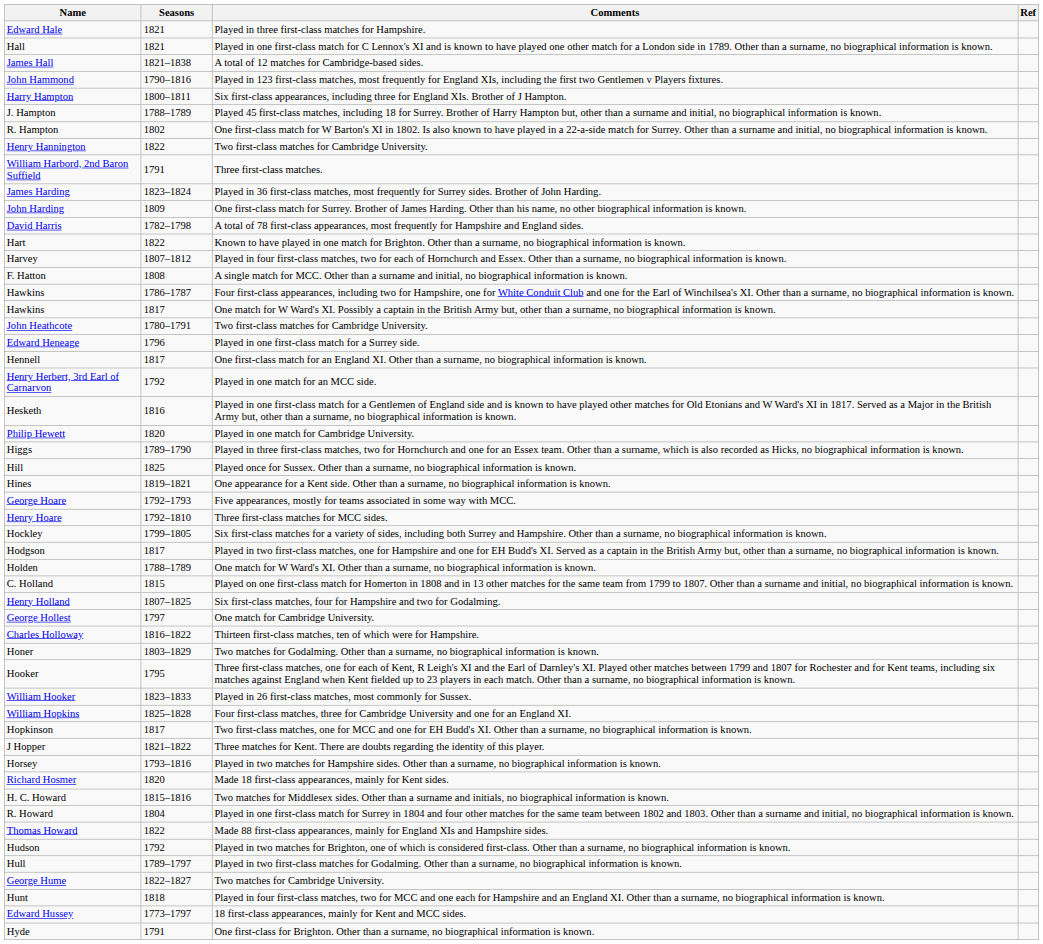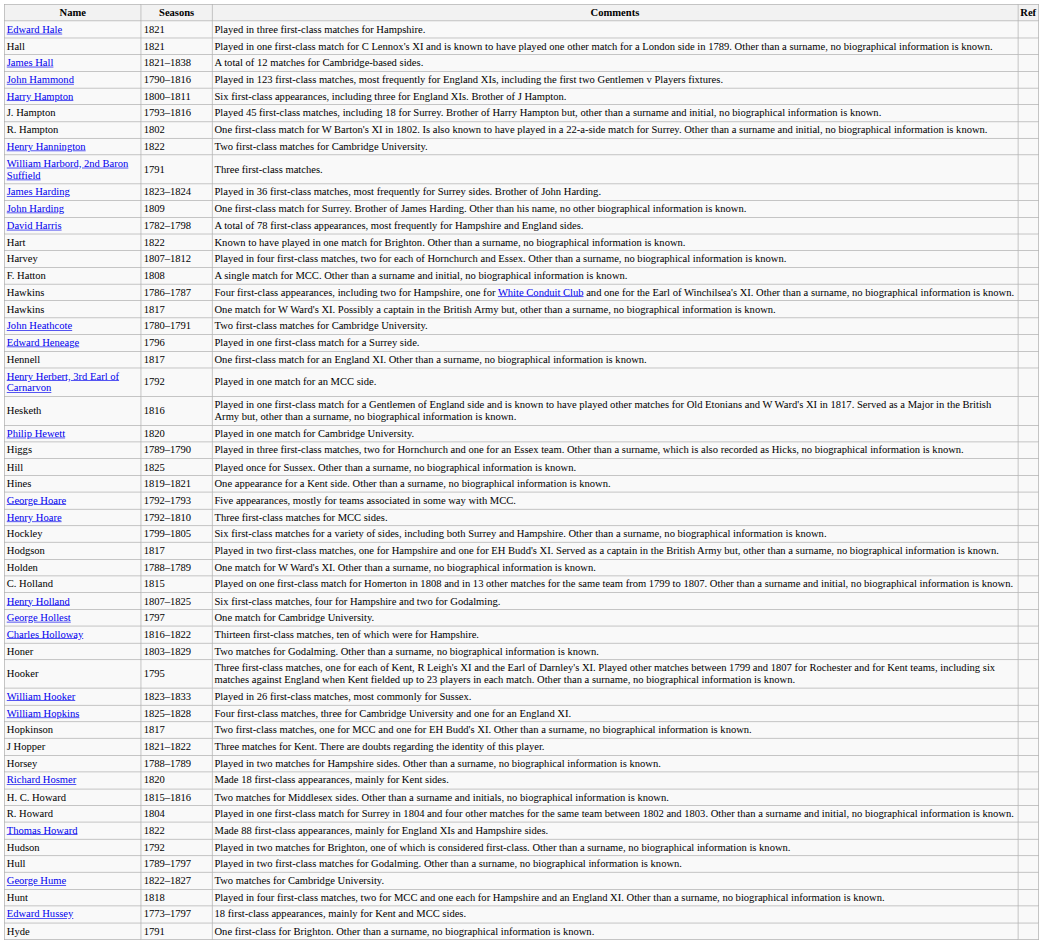(167, 113) 1788–1789 -> (167, 113) 1793–1816
(167, 763) 1793–1816 -> (167, 763) 1788–1789
